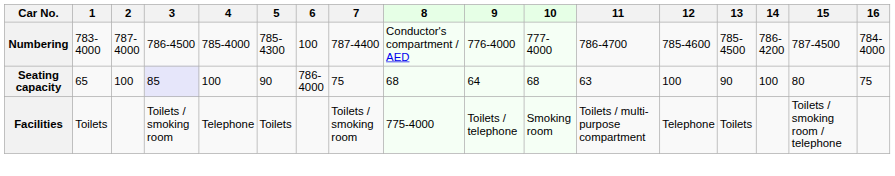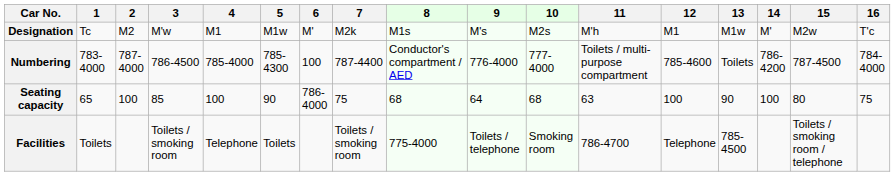+ row: (41, 31)
(603, 44) 786-4700 -> (616, 62) Toilets / multi-purpose compartment
(733, 44) 785-4500 -> (737, 62) Toilets
(153, 81) lavender background -> (158, 99) no background
(614, 125) Toilets / multi-purpose compartment -> (605, 143) 786-4700
(736, 125) Toilets -> (734, 143) 785-4500
